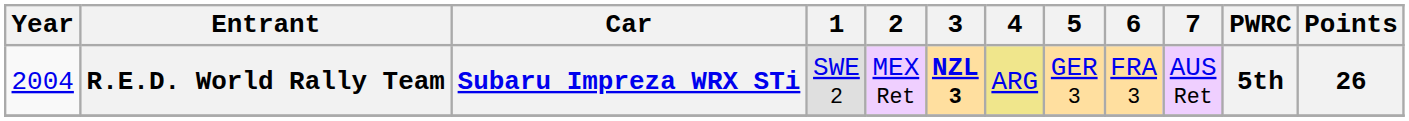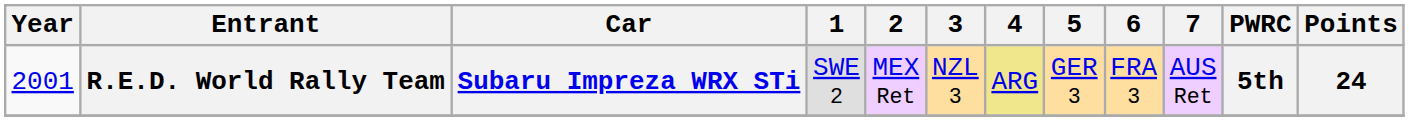(43, 81) 2004 -> (43, 81) 2001
(955, 81) bold -> (955, 81) normal
(1351, 81) 26 -> (1351, 81) 24
